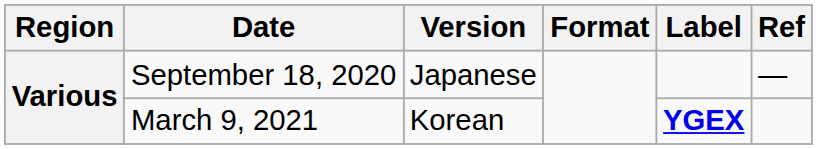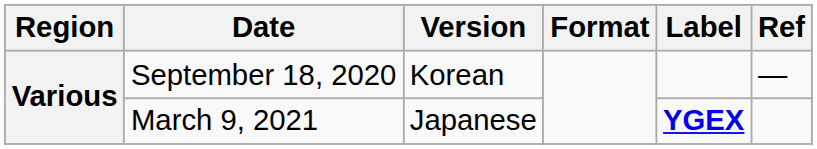(473, 74) Japanese -> (457, 74) Korean
(457, 120) Korean -> (473, 120) Japanese
